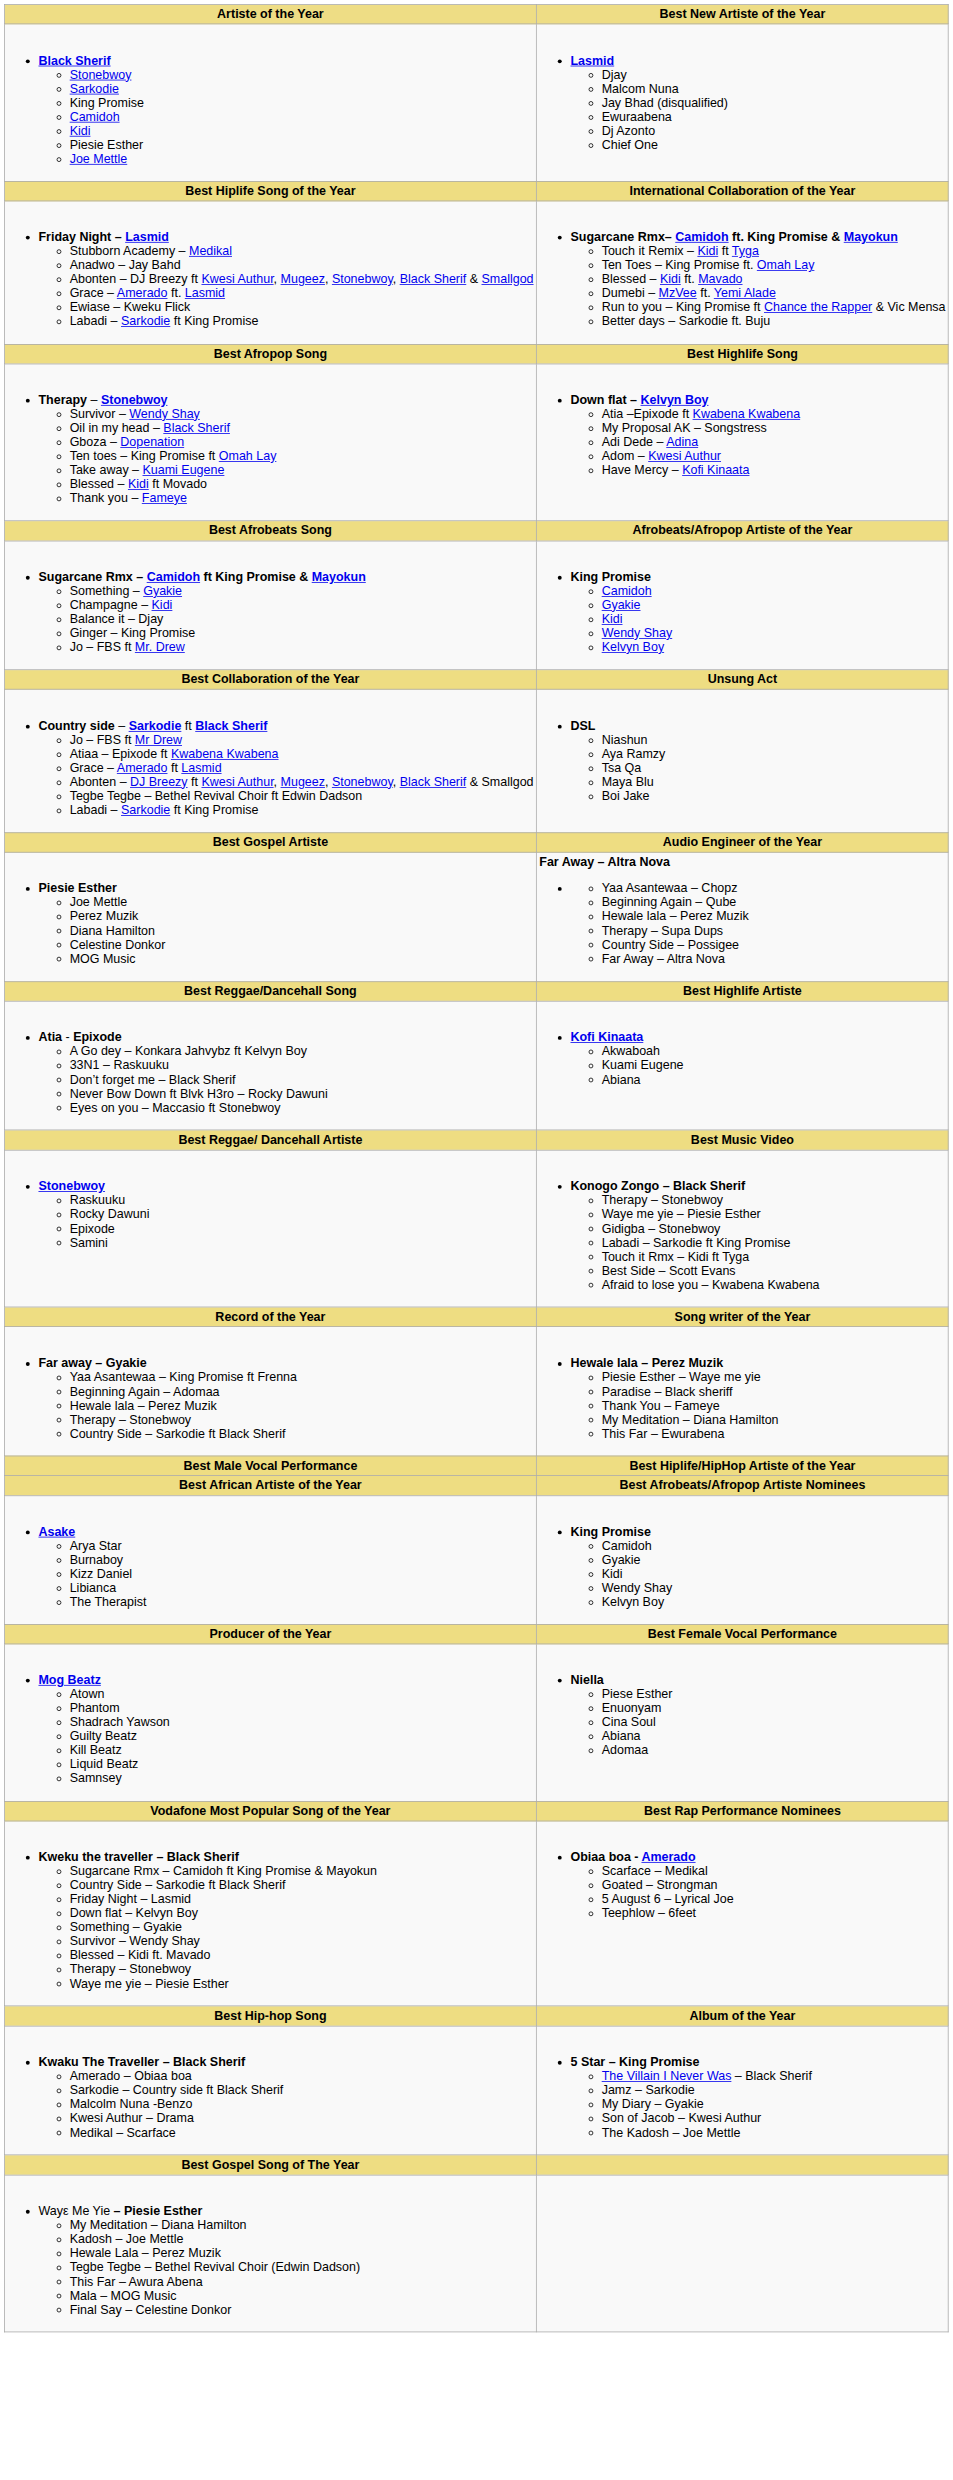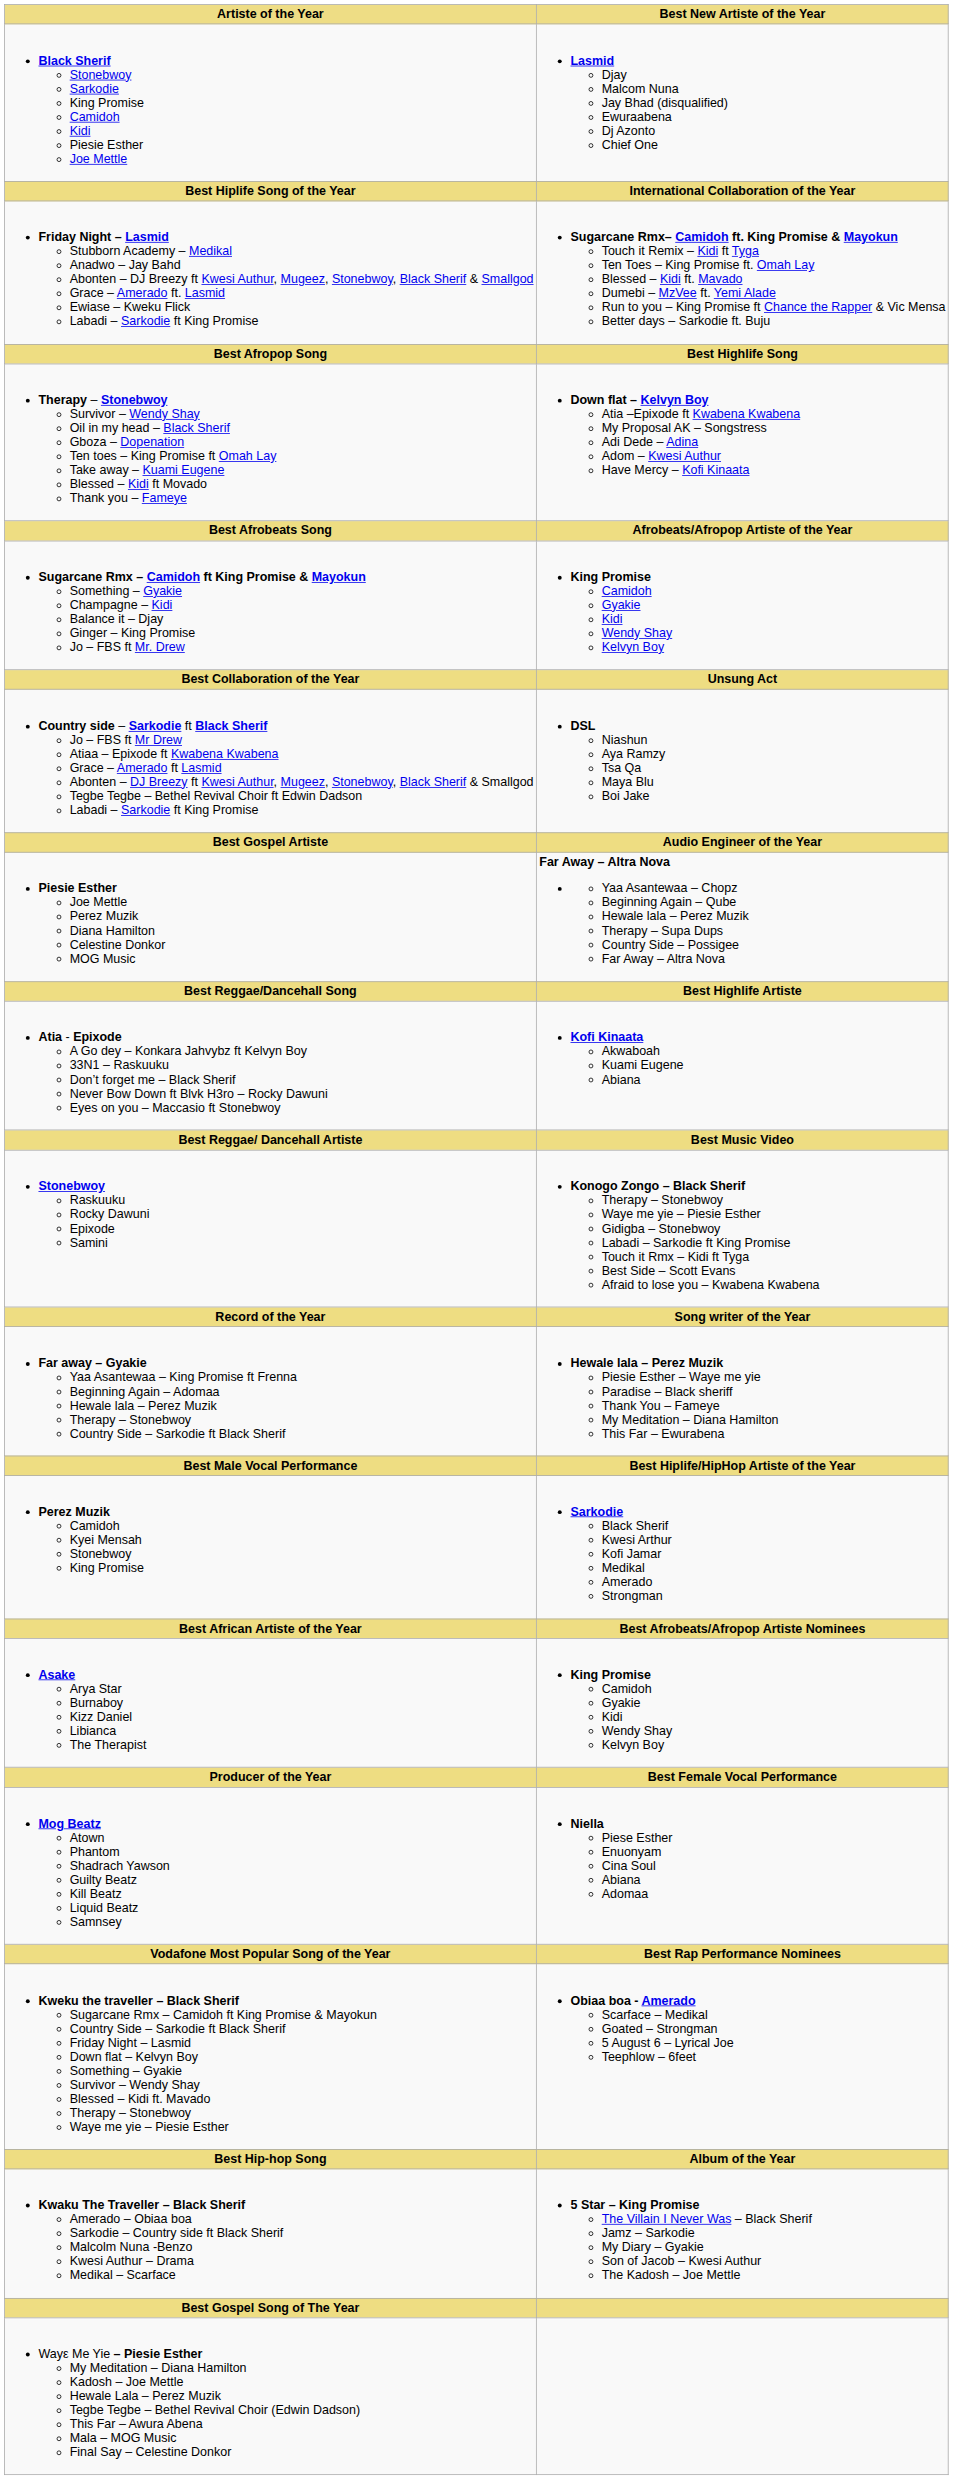+ row: (270, 1540)
